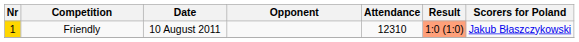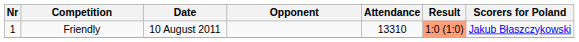(13, 29) gold background -> (13, 29) no background
(392, 29) 12310 -> (392, 29) 13310
